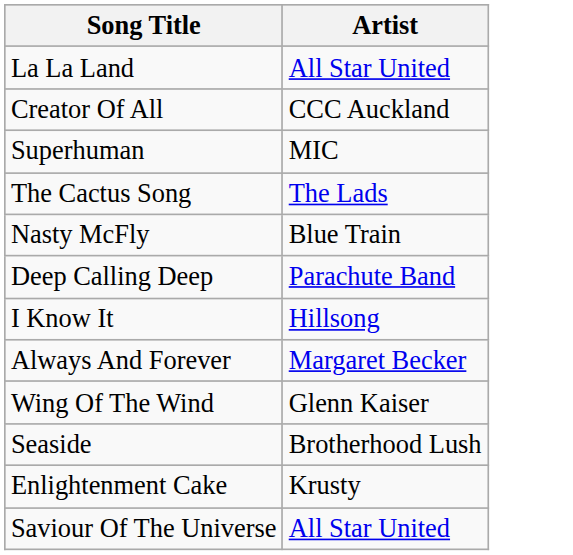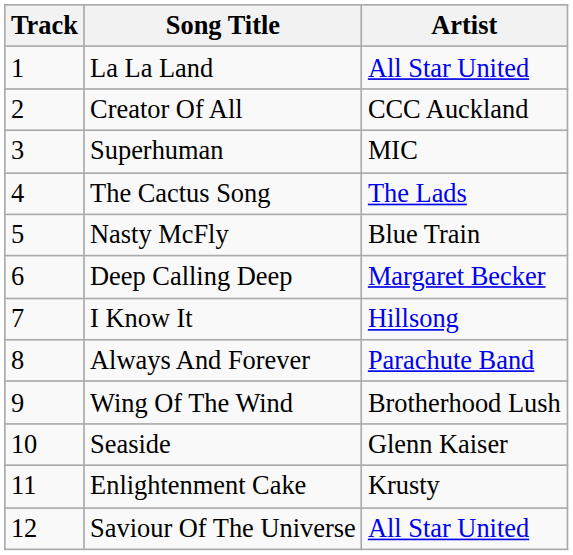+ column: (44, 25)
(372, 276) Parachute Band -> (457, 276) Margaret Becker
(378, 360) Margaret Becker -> (451, 360) Parachute Band
(359, 402) Glenn Kaiser -> (464, 402) Brotherhood Lush
(385, 444) Brotherhood Lush -> (438, 444) Glenn Kaiser
